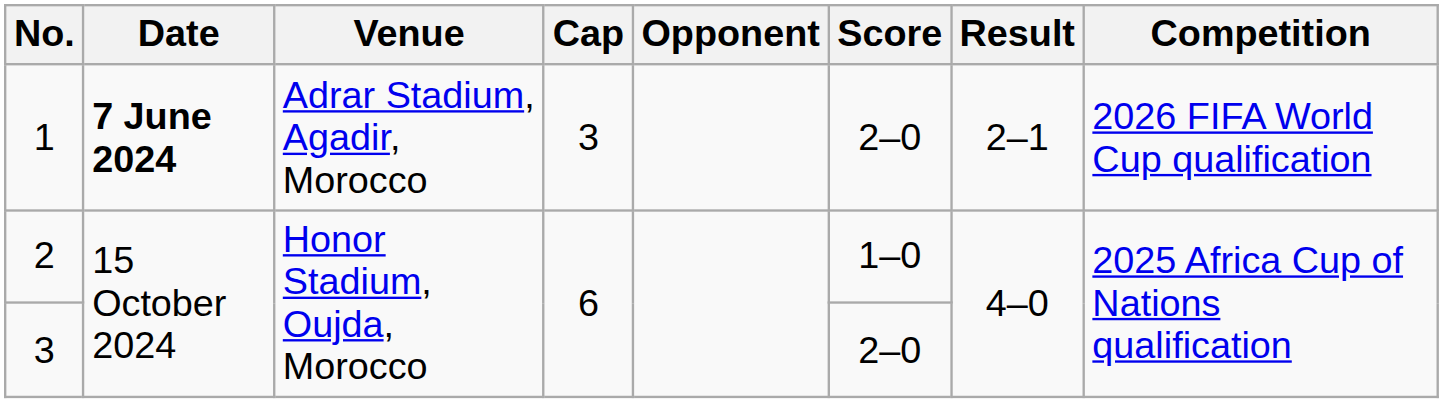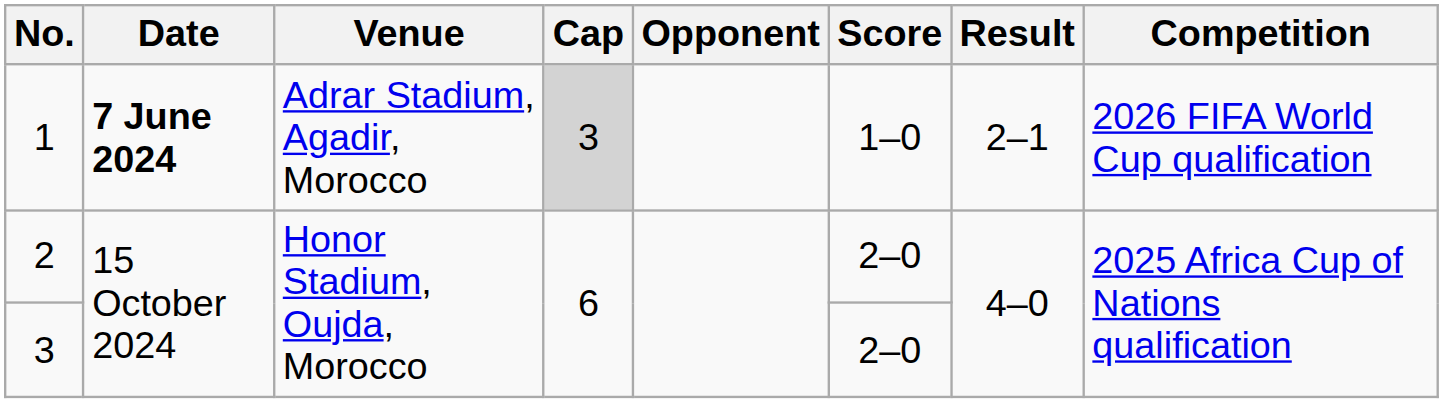(588, 136) no background -> (588, 136) lightgrey background
(890, 136) 2–0 -> (890, 136) 1–0
(890, 256) 1–0 -> (890, 256) 2–0
